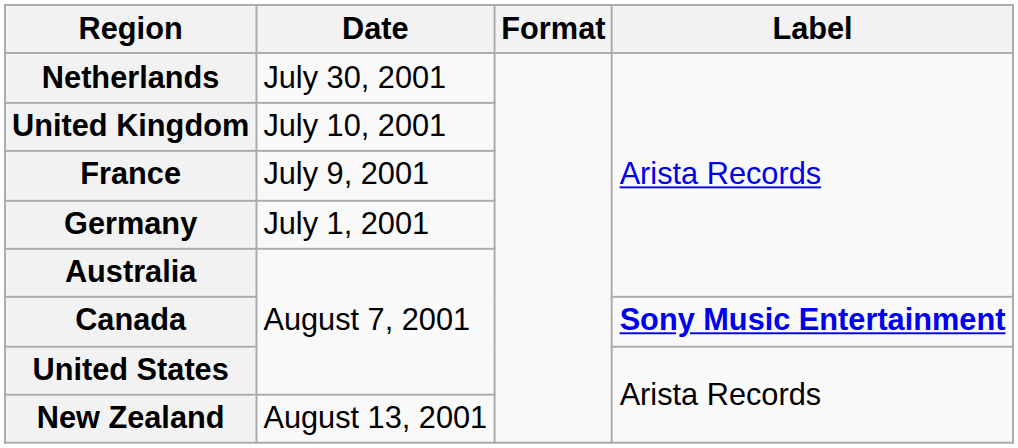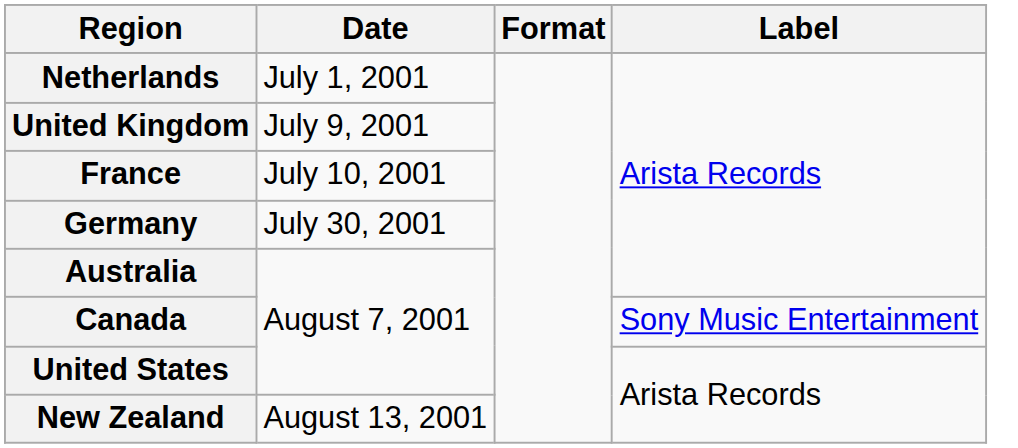(355, 77) July 30, 2001 -> (346, 77) July 1, 2001
(355, 126) July 10, 2001 -> (346, 126) July 9, 2001
(346, 175) July 9, 2001 -> (355, 175) July 10, 2001
(346, 223) July 1, 2001 -> (355, 223) July 30, 2001
(813, 321) bold -> (799, 321) normal
